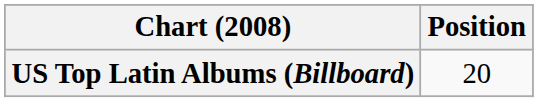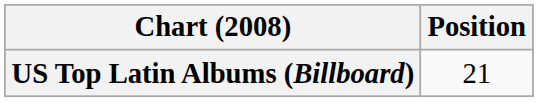(477, 72) 20 -> (477, 72) 21
